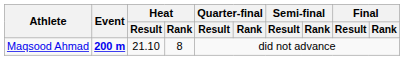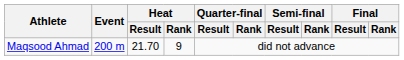(110, 47) bold -> (109, 47) normal
(146, 47) 21.10 -> (145, 47) 21.70
(180, 47) 8 -> (179, 47) 9
